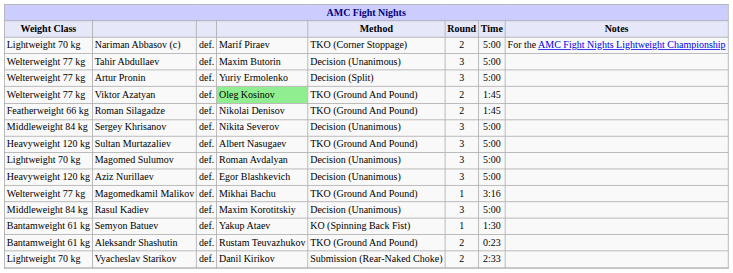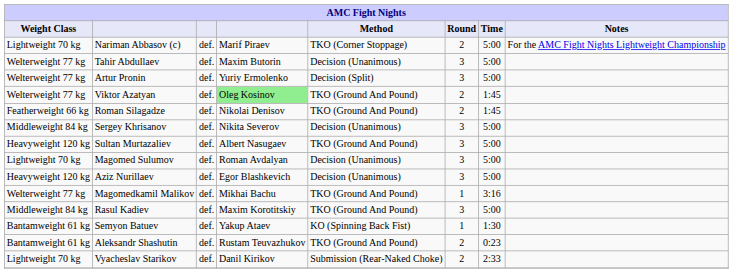(355, 209) Decision (Unanimous) -> (364, 209) TKO (Ground And Pound)
